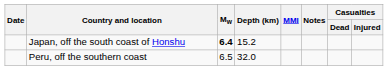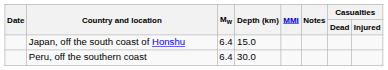(226, 42) bold -> (226, 42) normal
(246, 42) 15.2 -> (246, 42) 15.0
(226, 57) 6.5 -> (226, 57) 6.4
(246, 57) 32.0 -> (246, 57) 30.0
